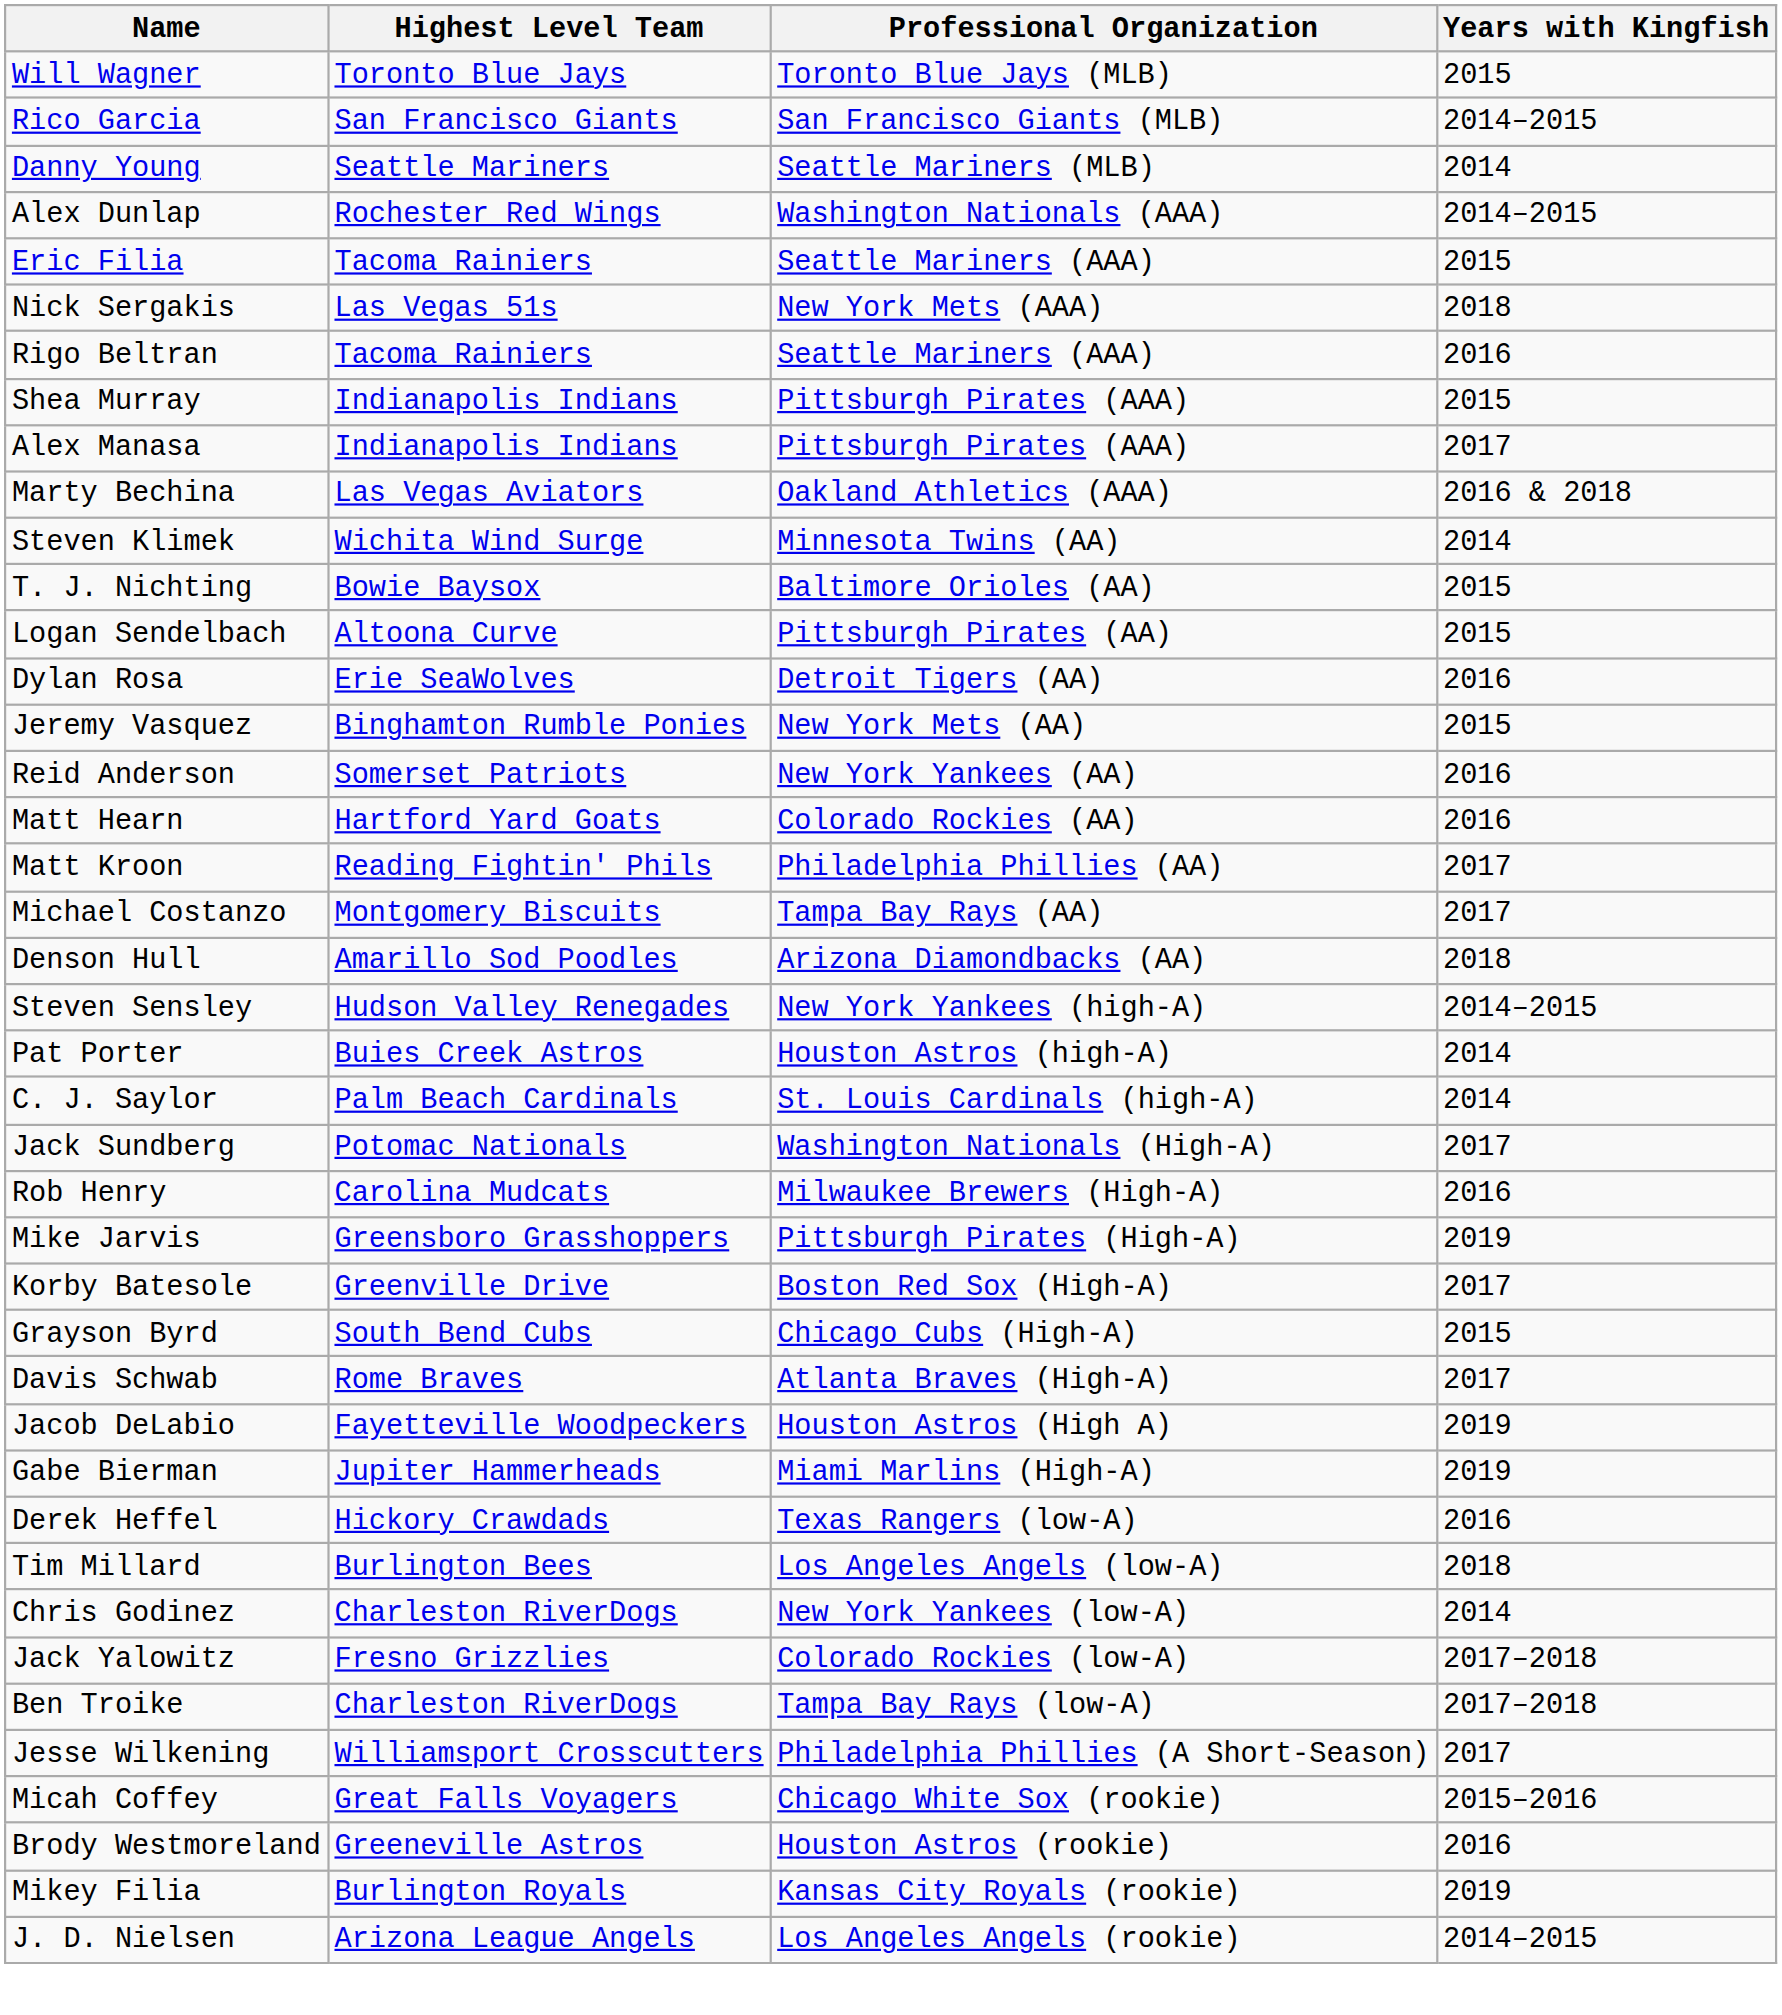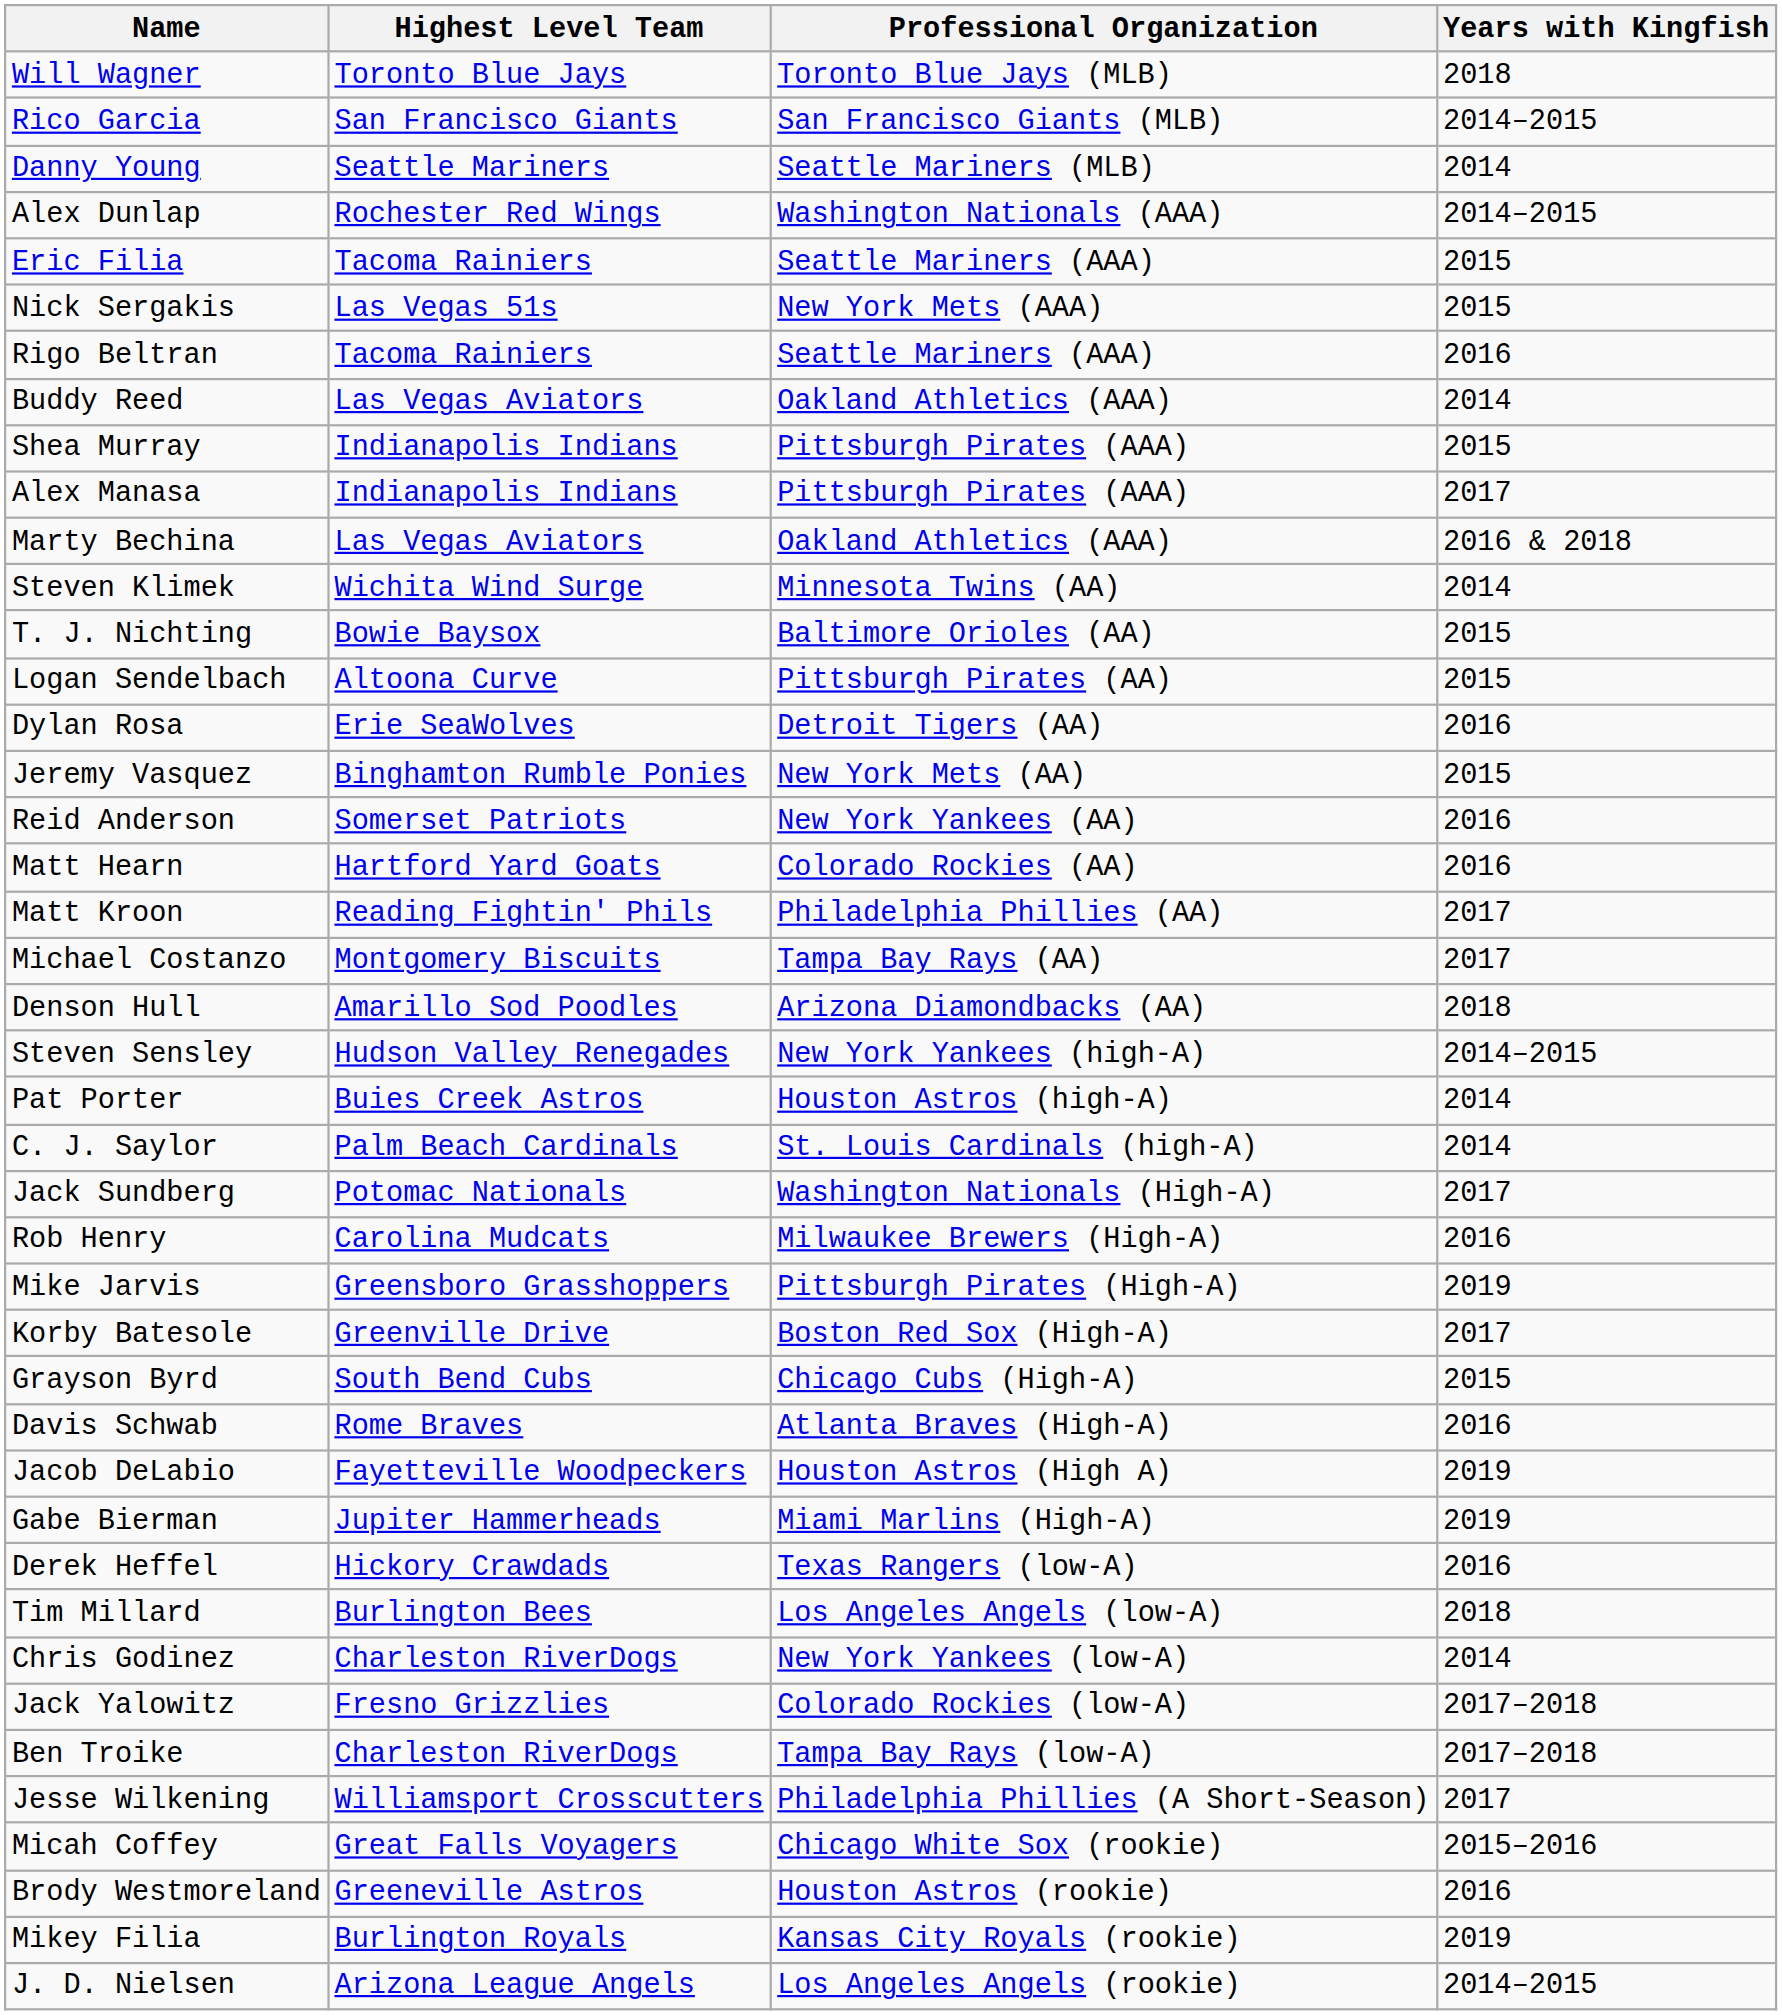(1477, 75) 2015 -> (1477, 75) 2018
(1477, 308) 2018 -> (1477, 308) 2015
+ row: (98, 401)
(1477, 1380) 2017 -> (1477, 1427) 2016
